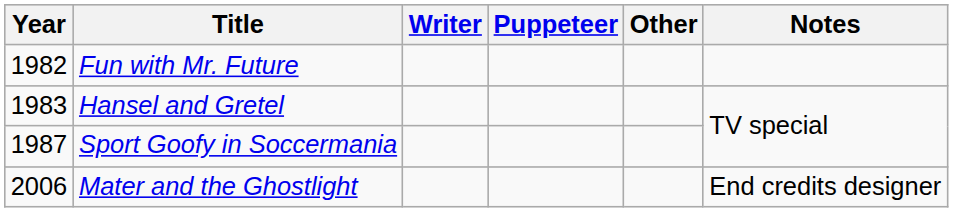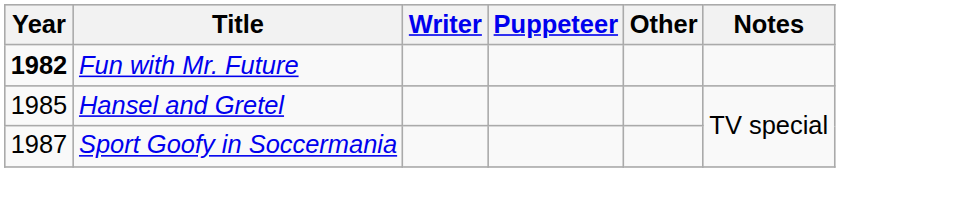(39, 65) normal -> (39, 65) bold
(39, 105) 1983 -> (39, 105) 1985
- row: (218, 186)
